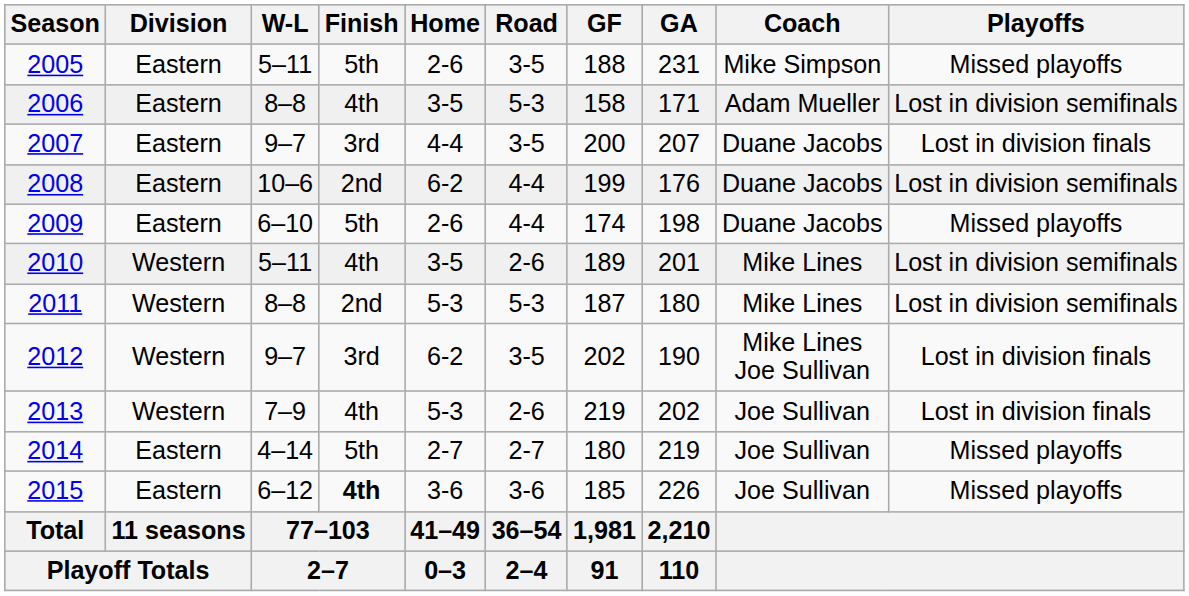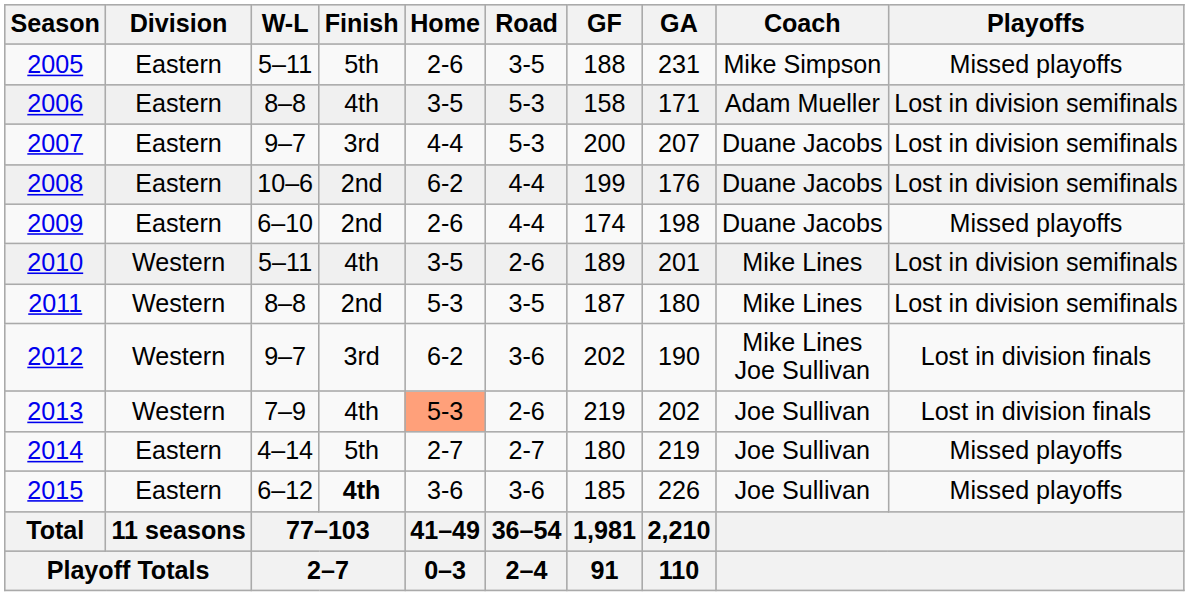(527, 143) 3-5 -> (527, 143) 5-3
(1036, 143) Lost in division finals -> (1036, 143) Lost in division semifinals
(362, 223) 5th -> (362, 223) 2nd
(527, 303) 5-3 -> (527, 303) 3-5
(527, 357) 3-5 -> (527, 357) 3-6
(445, 411) no background -> (445, 411) lightsalmon background
